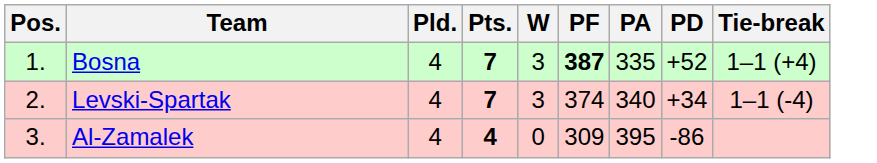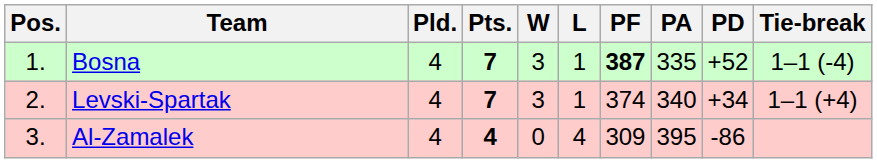+ column: (579, 23)
(771, 61) 1–1 (+4) -> (813, 61) 1–1 (-4)
(771, 99) 1–1 (-4) -> (813, 99) 1–1 (+4)
